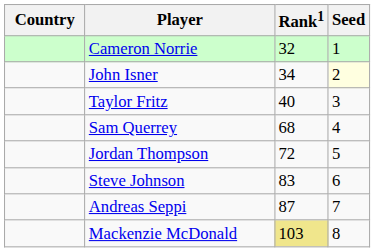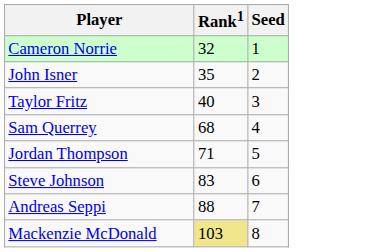- column: (45, 19)
(287, 74) 34 -> (206, 74) 35
(336, 74) lightyellow background -> (256, 74) no background
(287, 154) 72 -> (206, 154) 71
(287, 206) 87 -> (206, 206) 88
